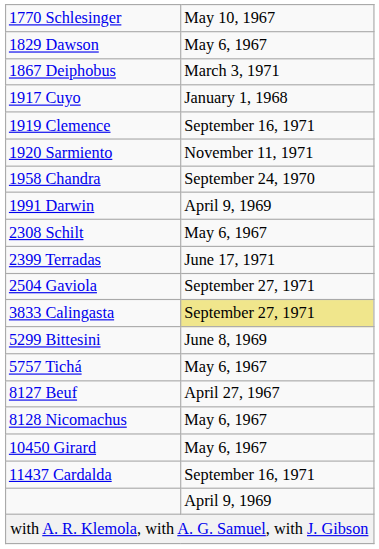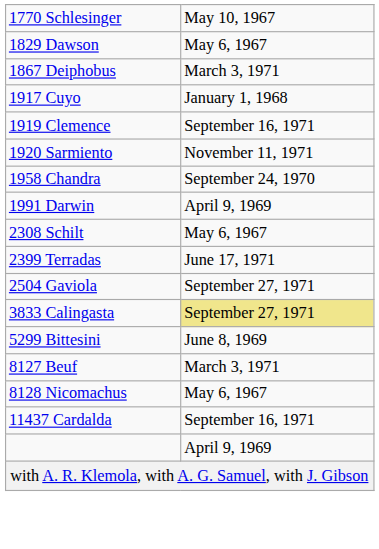- row: (45, 366)
(232, 393) April 27, 1967 -> (232, 366) March 3, 1971
- row: (52, 447)
